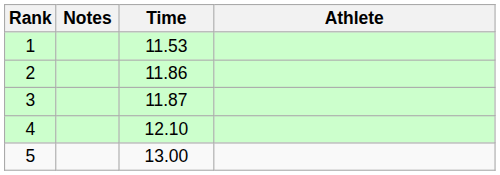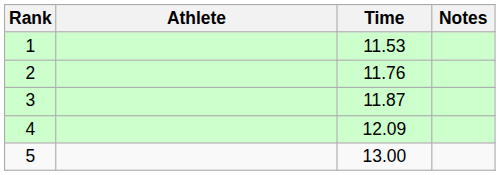columns swapped: (354, 18) <-> (87, 18)
(166, 73) 11.86 -> (384, 73) 11.76
(166, 128) 12.10 -> (384, 128) 12.09
